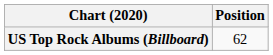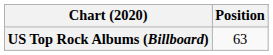(240, 38) 62 -> (240, 38) 63
